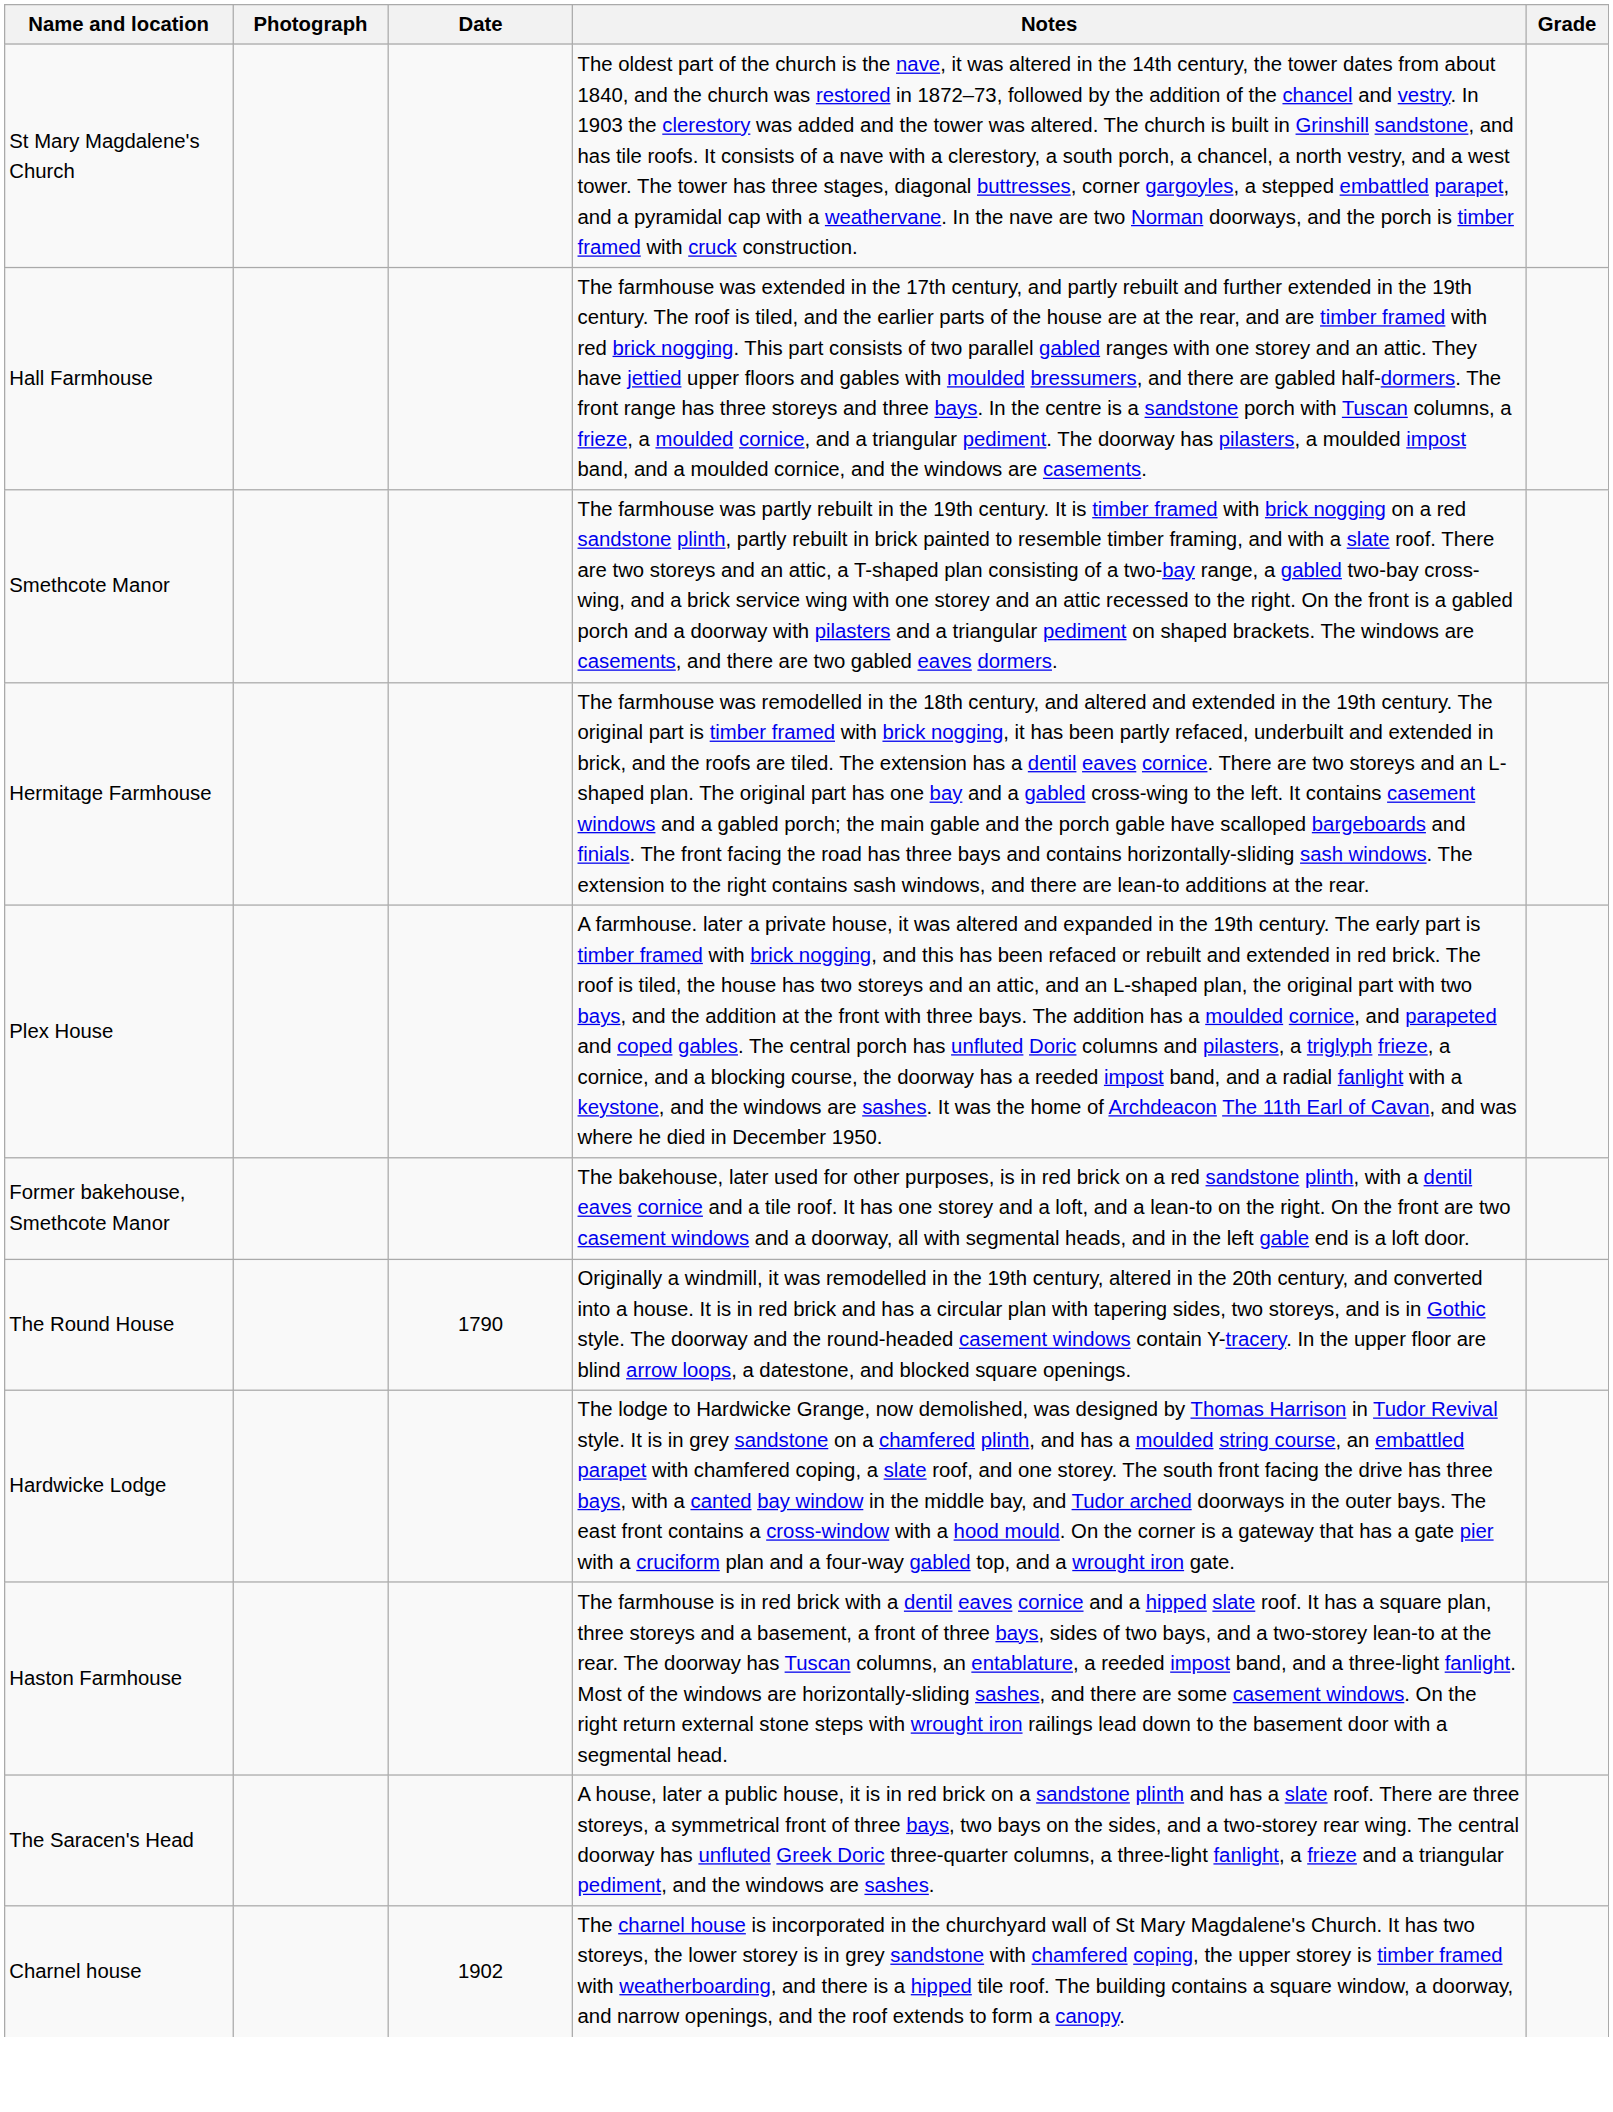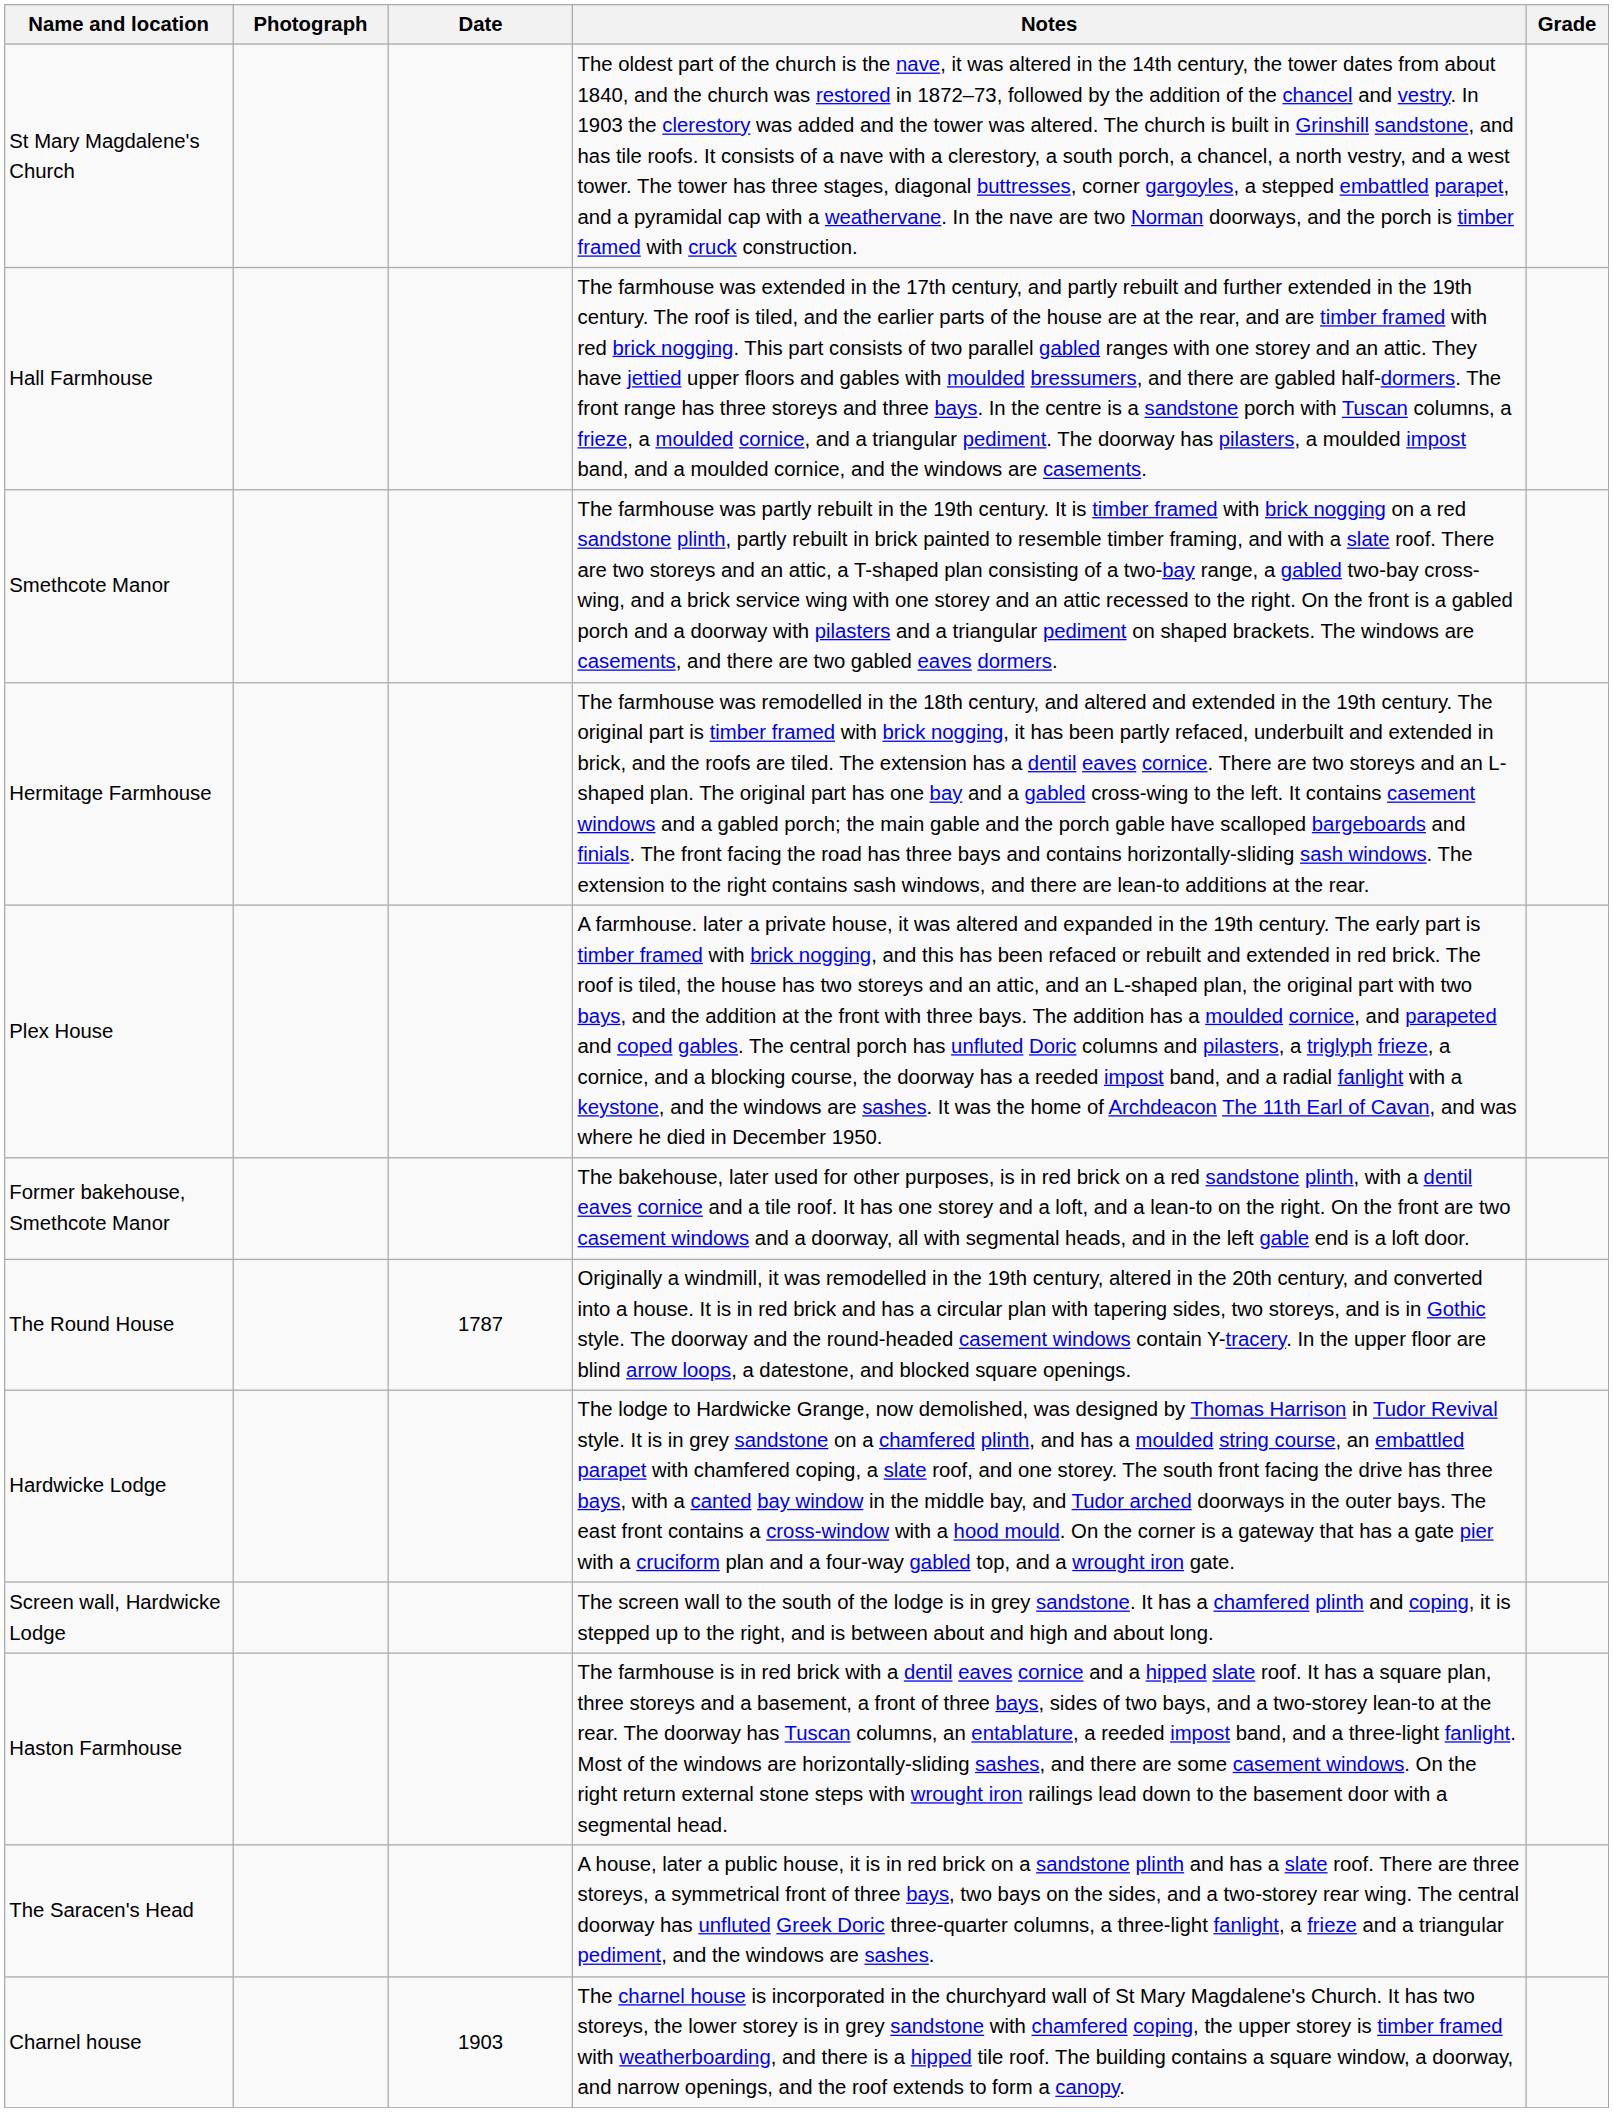(481, 1324) 1790 -> (481, 1324) 1787
+ row: (115, 1617)
(481, 1971) 1902 -> (481, 2041) 1903
